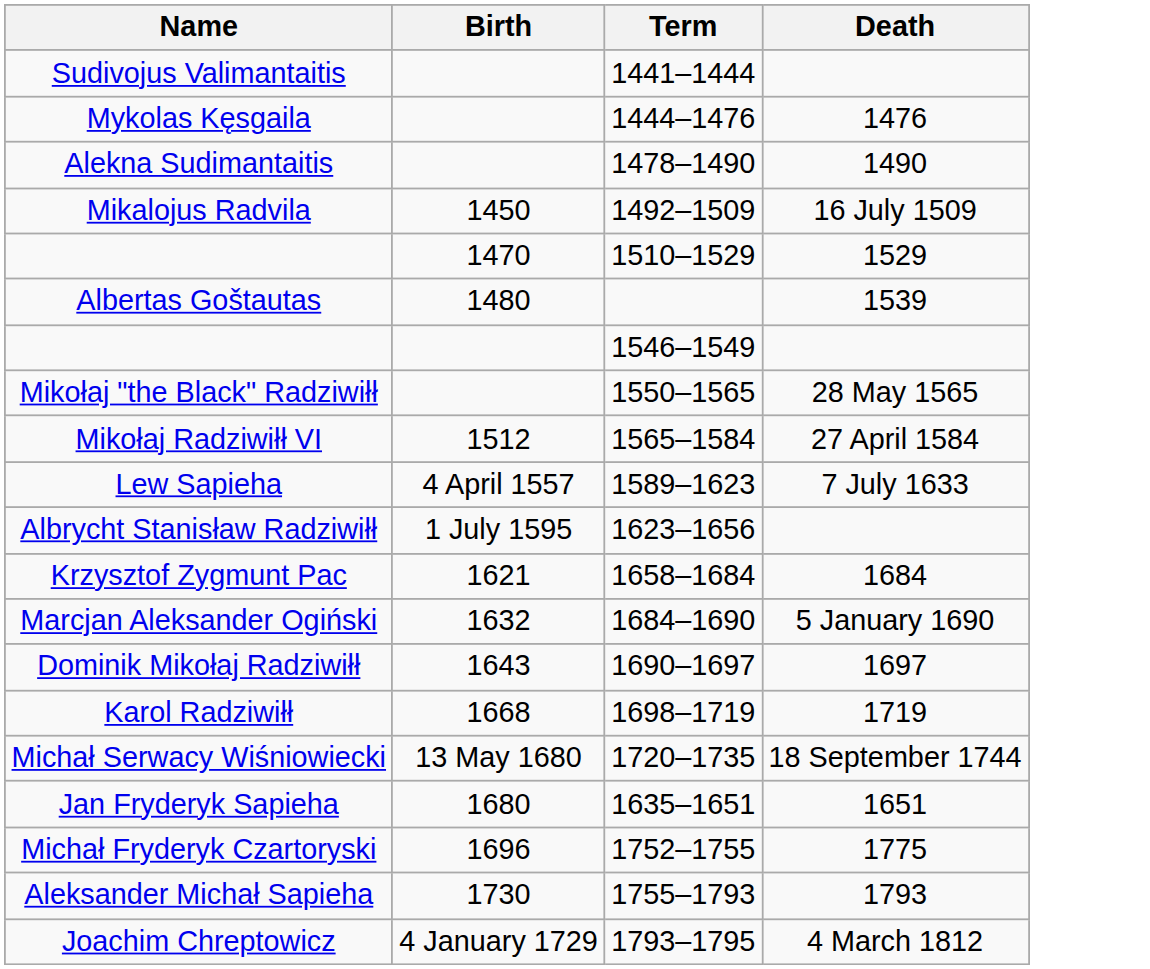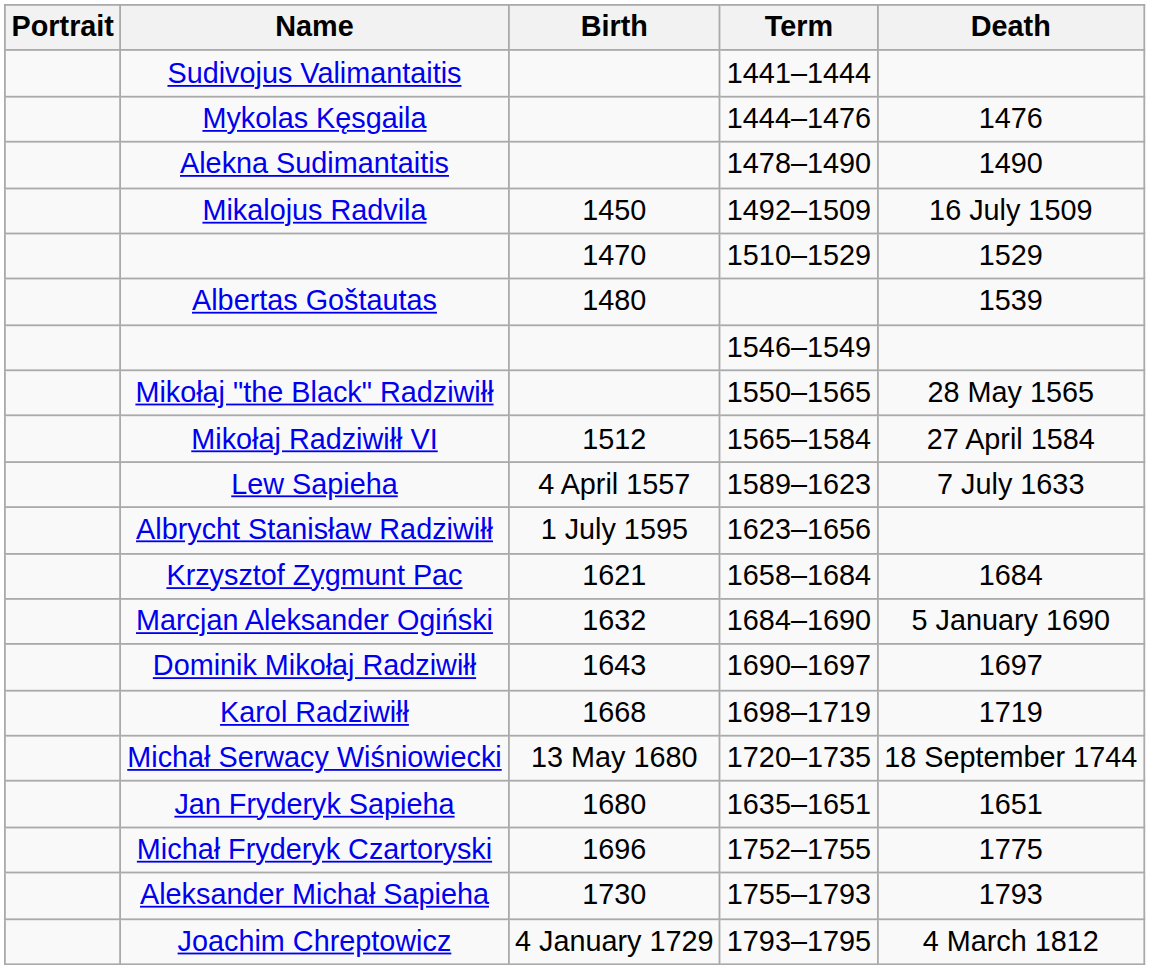+ column: (63, 27)
